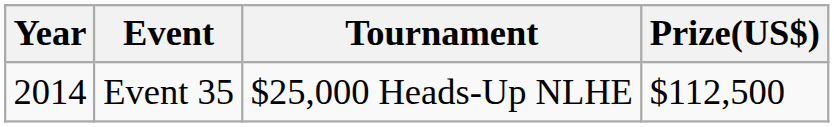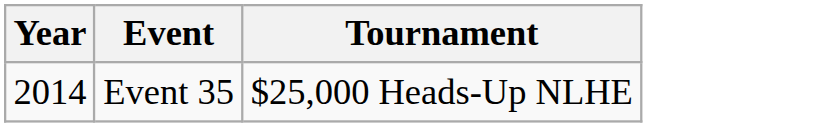- column: (735, 33)
